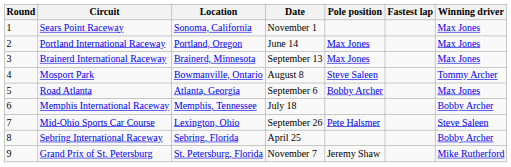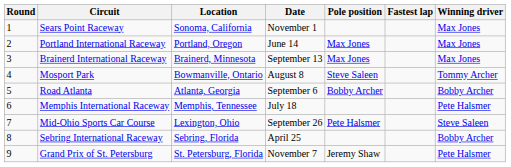(459, 91) Max Jones -> (465, 91) Bobby Archer
(465, 106) Bobby Archer -> (464, 106) Pete Halsmer
(471, 153) Mike Rutherford -> (464, 153) Pete Halsmer
